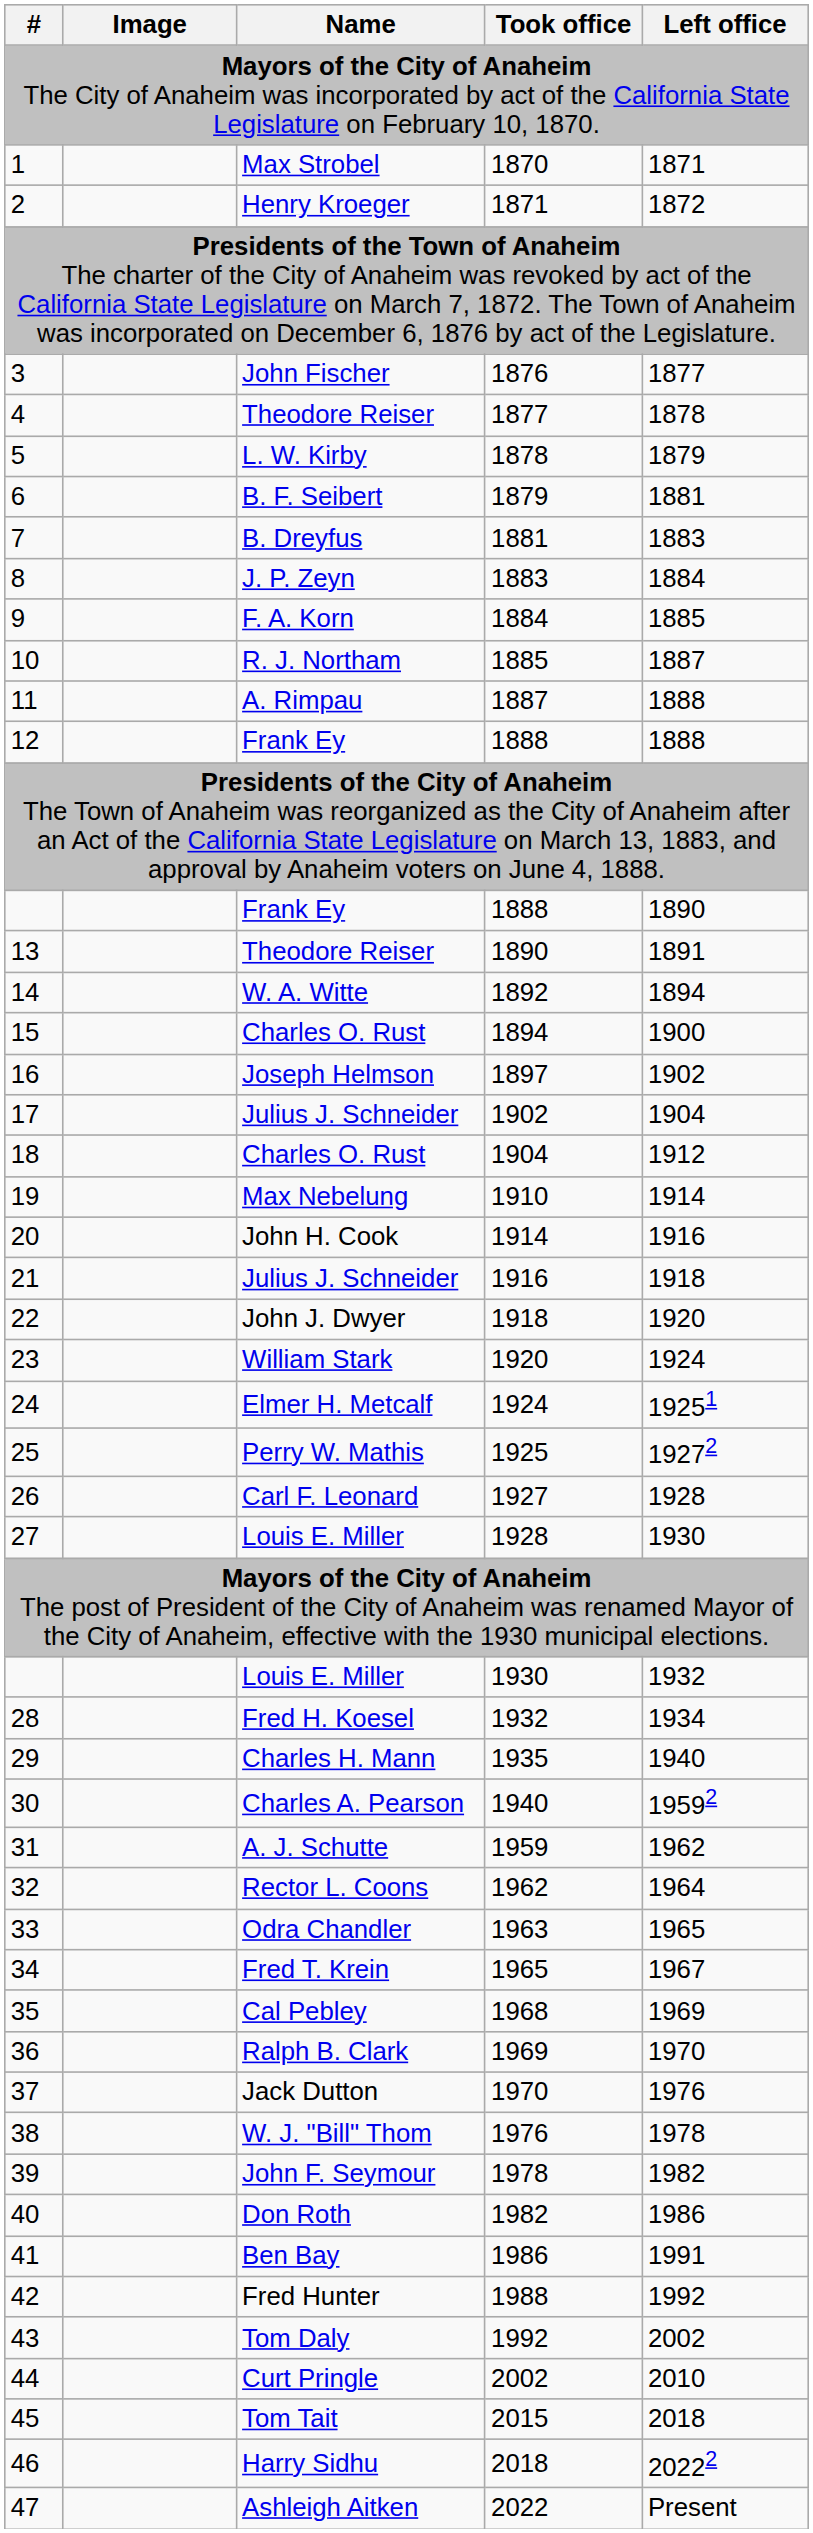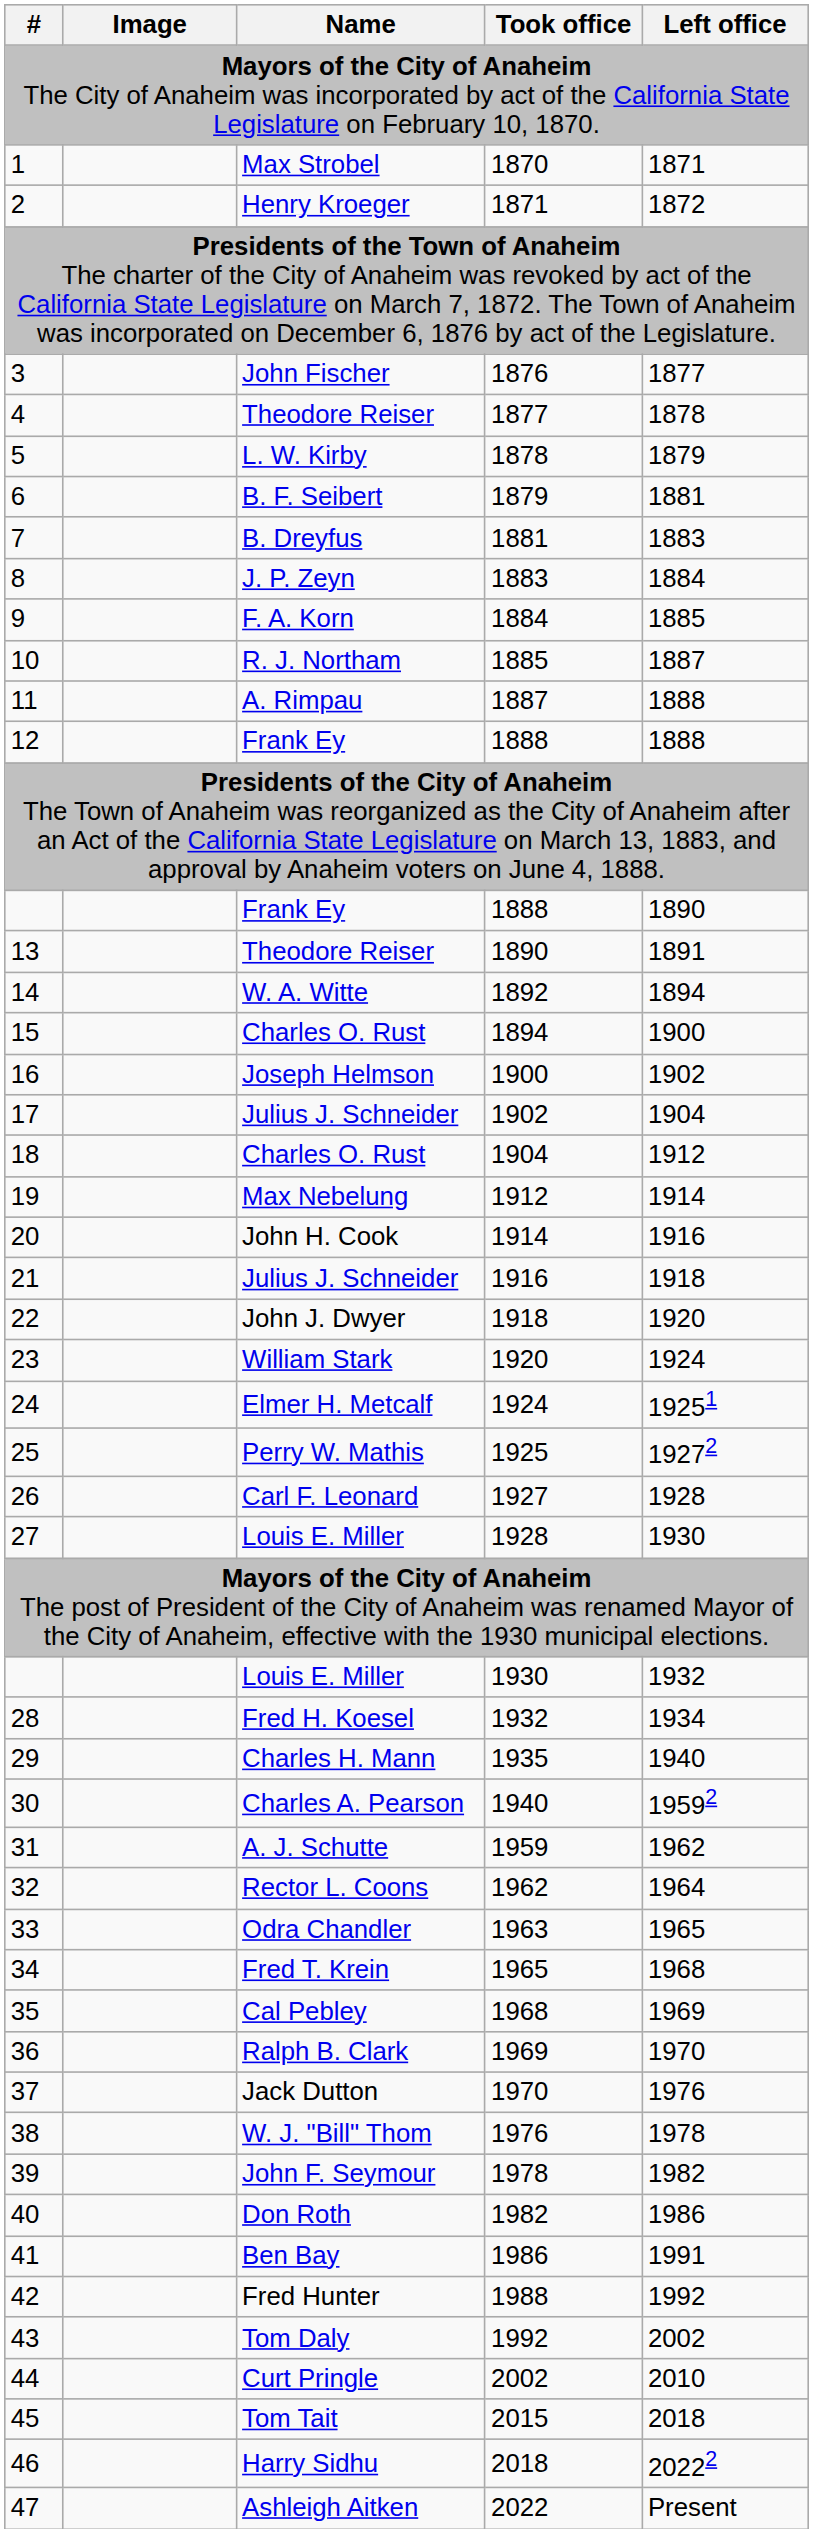(520, 1073) 1897 -> (520, 1073) 1900
(520, 1196) 1910 -> (520, 1196) 1912
(677, 1969) 1967 -> (677, 1969) 1968
